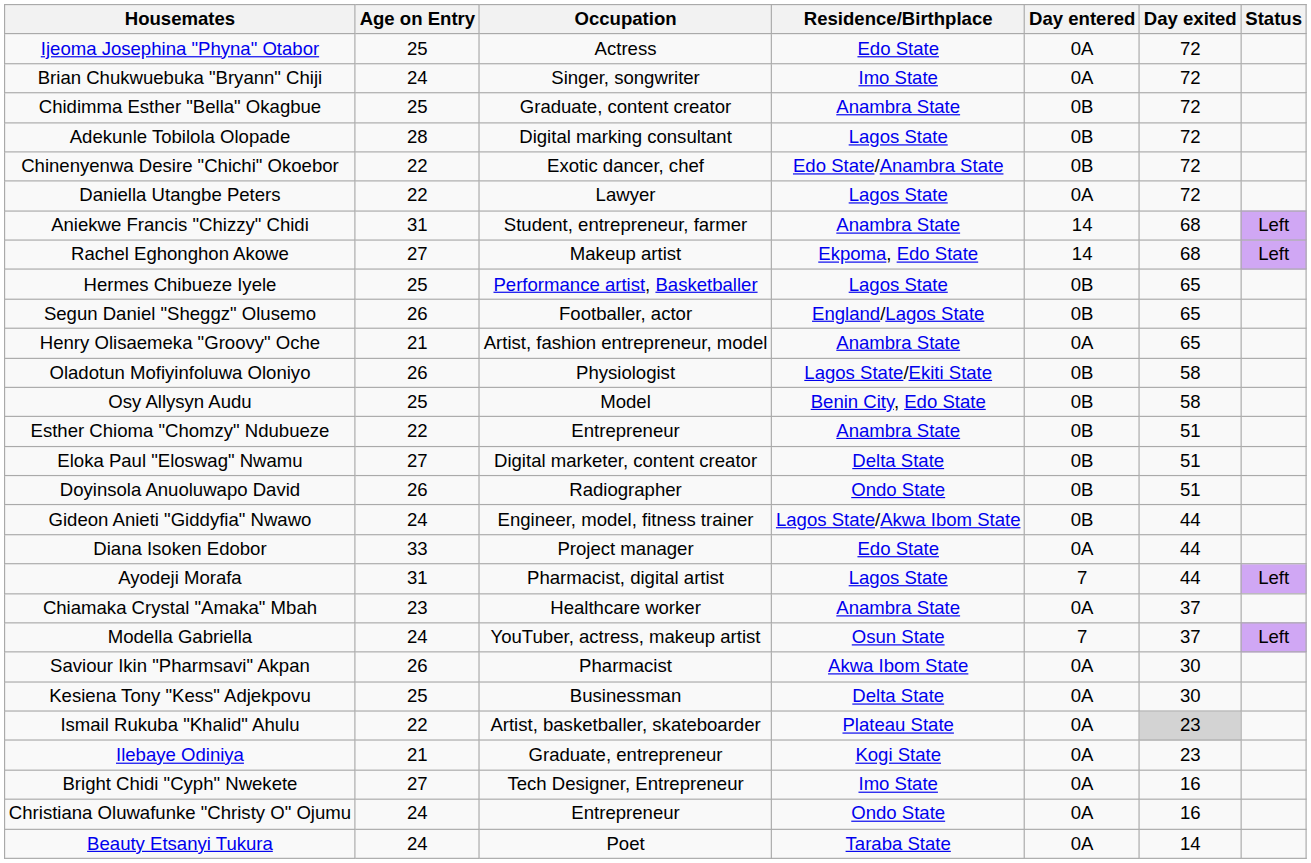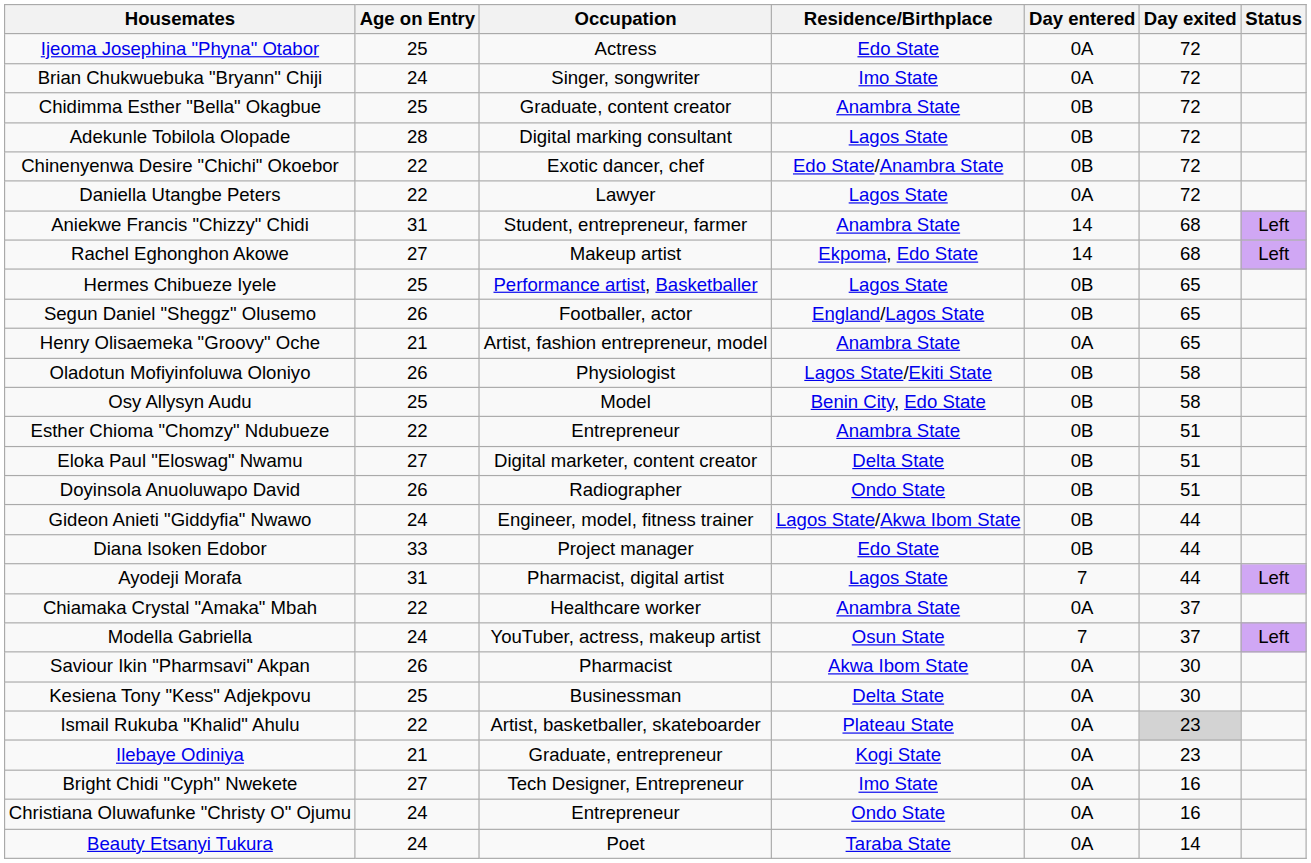(1082, 549) 0A -> (1082, 549) 0B
(417, 607) 23 -> (417, 607) 22
